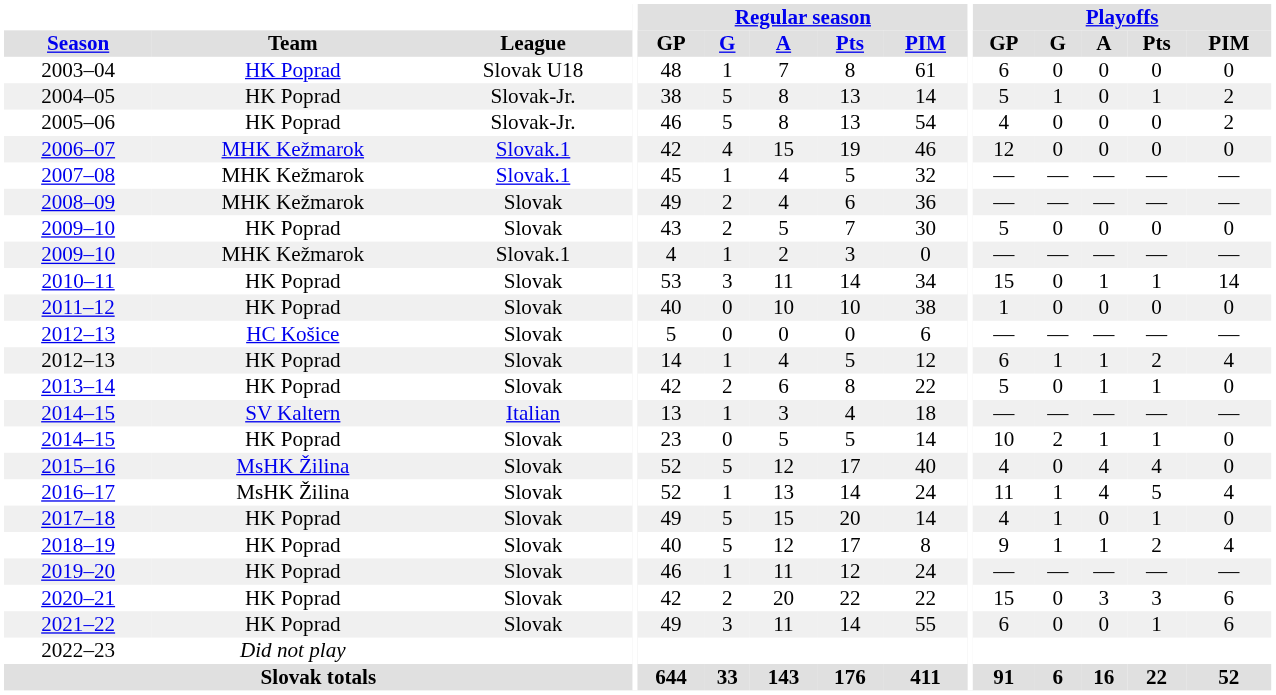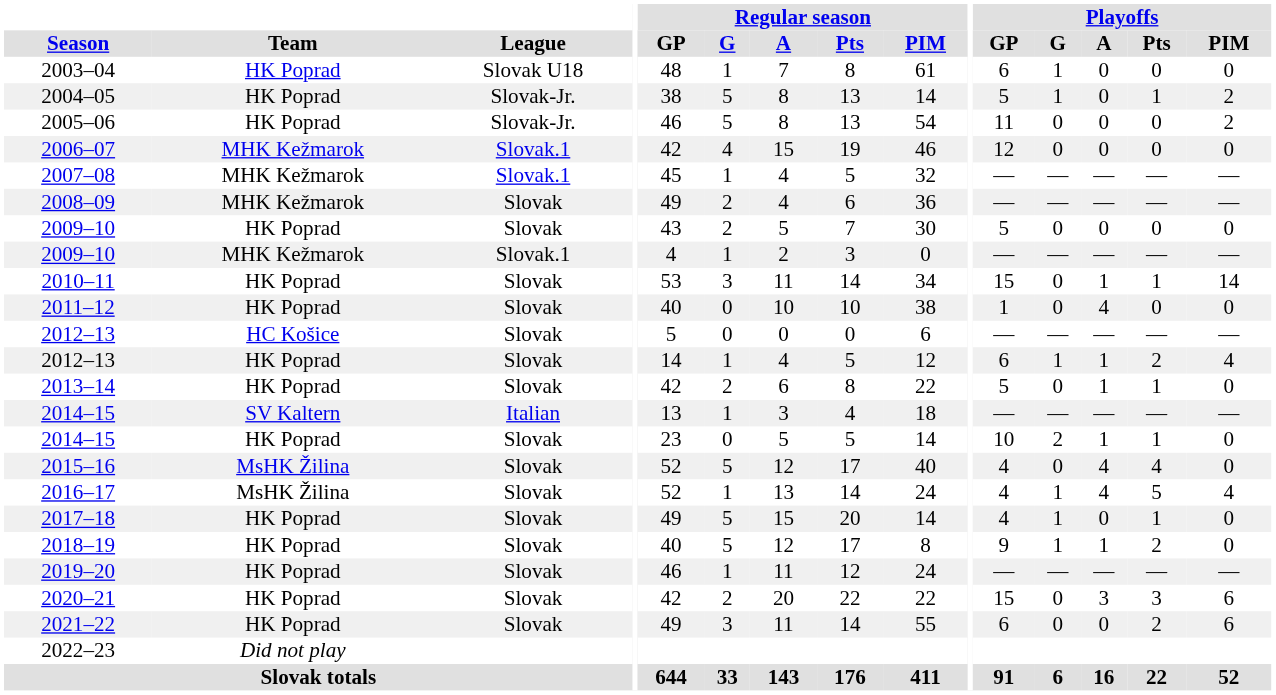(1058, 69) 0 -> (1058, 69) 1
(1004, 122) 4 -> (1004, 122) 11
(1104, 307) 0 -> (1104, 307) 4
(1004, 492) 11 -> (1004, 492) 4
(1229, 545) 4 -> (1229, 545) 0
(1157, 624) 1 -> (1157, 624) 2
